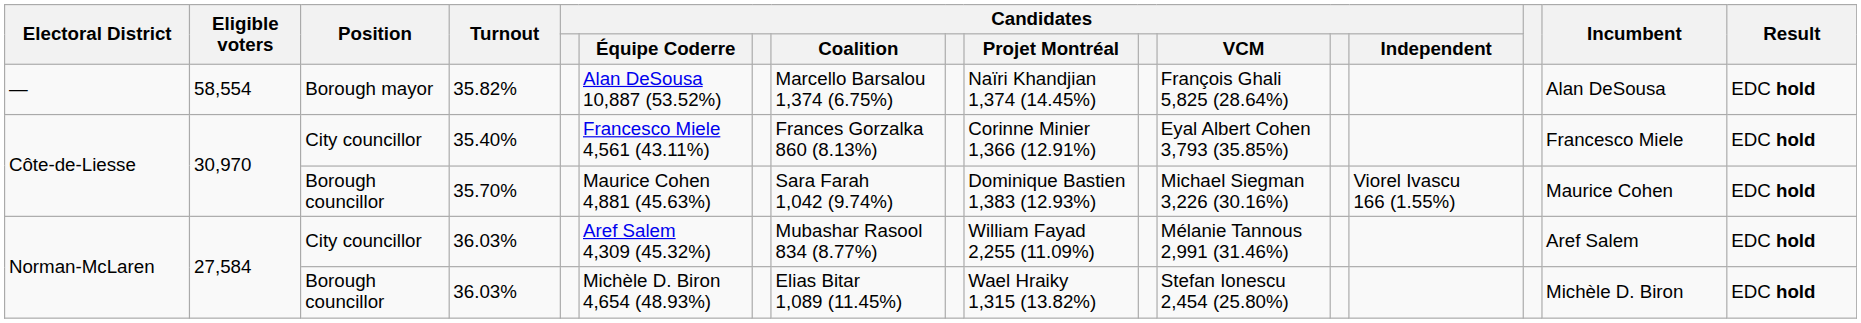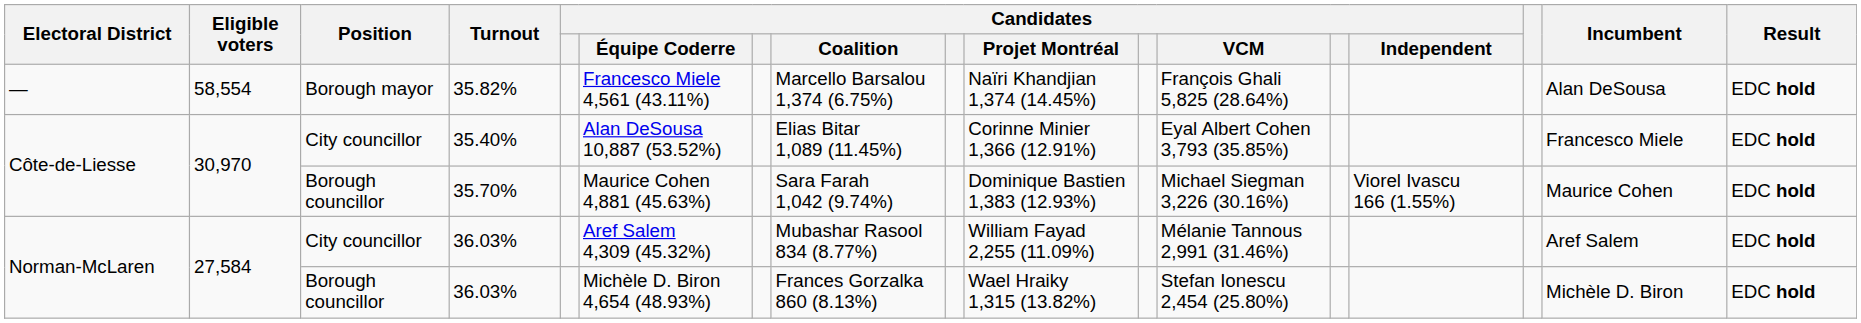(652, 89) Alan DeSousa 10,887 (53.52%) -> (652, 89) Francesco Miele 4,561 (43.11%)
(652, 140) Francesco Miele 4,561 (43.11%) -> (652, 140) Alan DeSousa 10,887 (53.52%)
(849, 140) Frances Gorzalka 860 (8.13%) -> (839, 140) Elias Bitar 1,089 (11.45%)
(839, 292) Elias Bitar 1,089 (11.45%) -> (849, 292) Frances Gorzalka 860 (8.13%)
